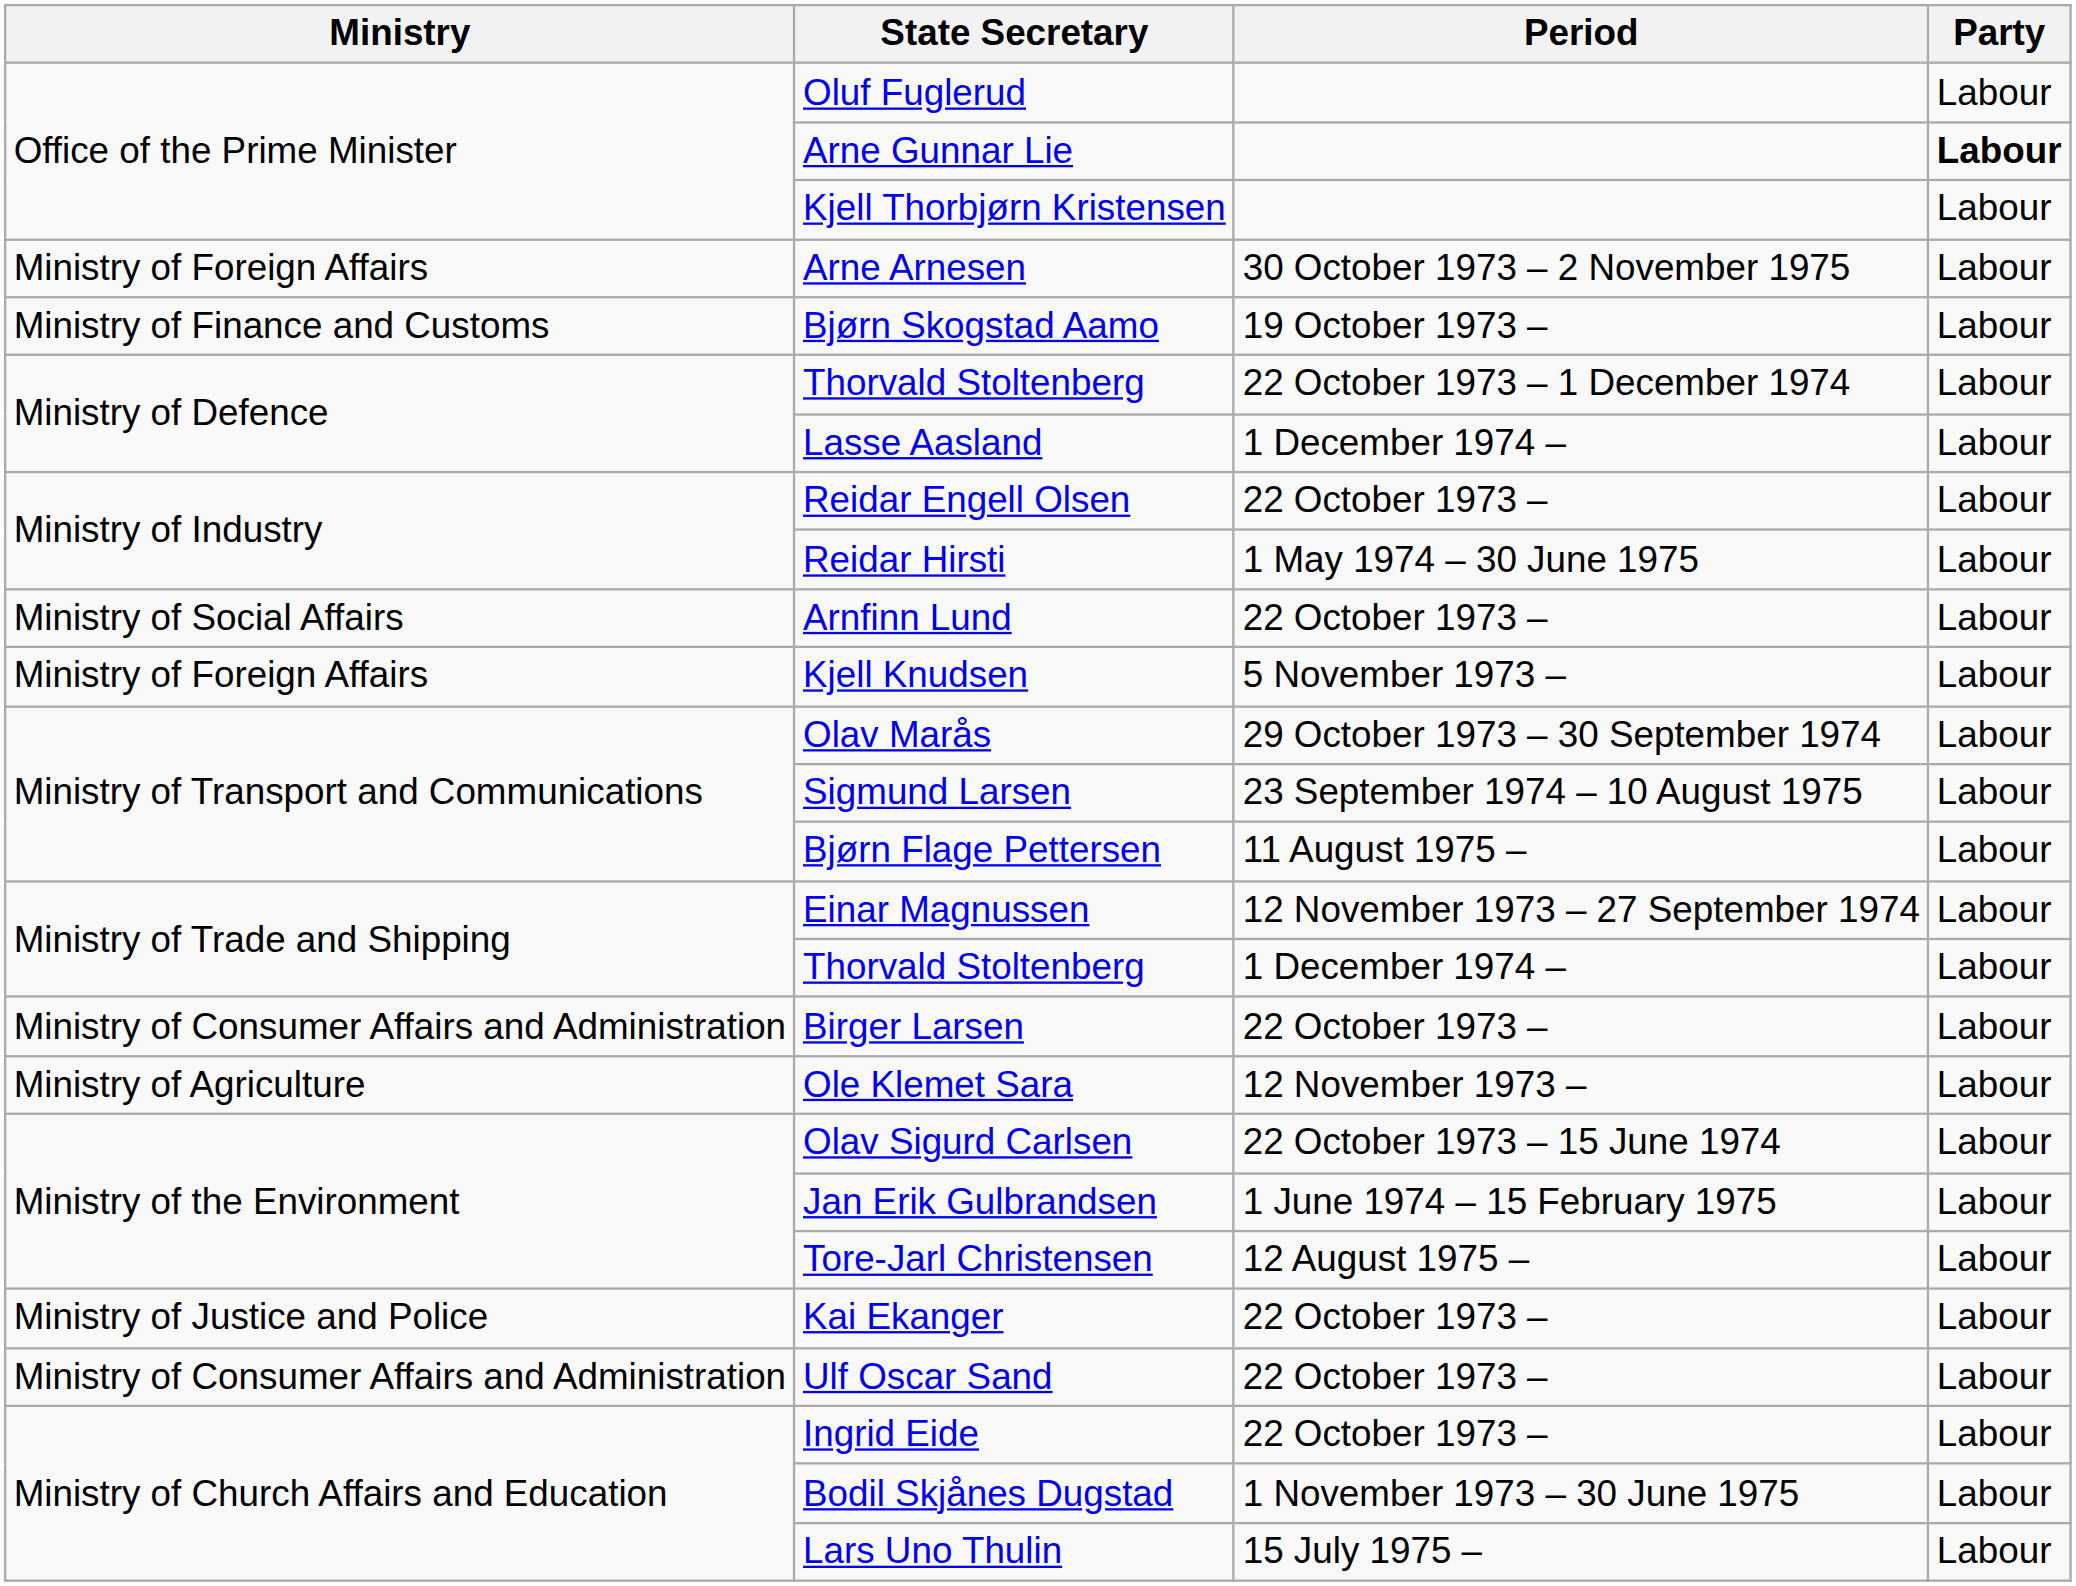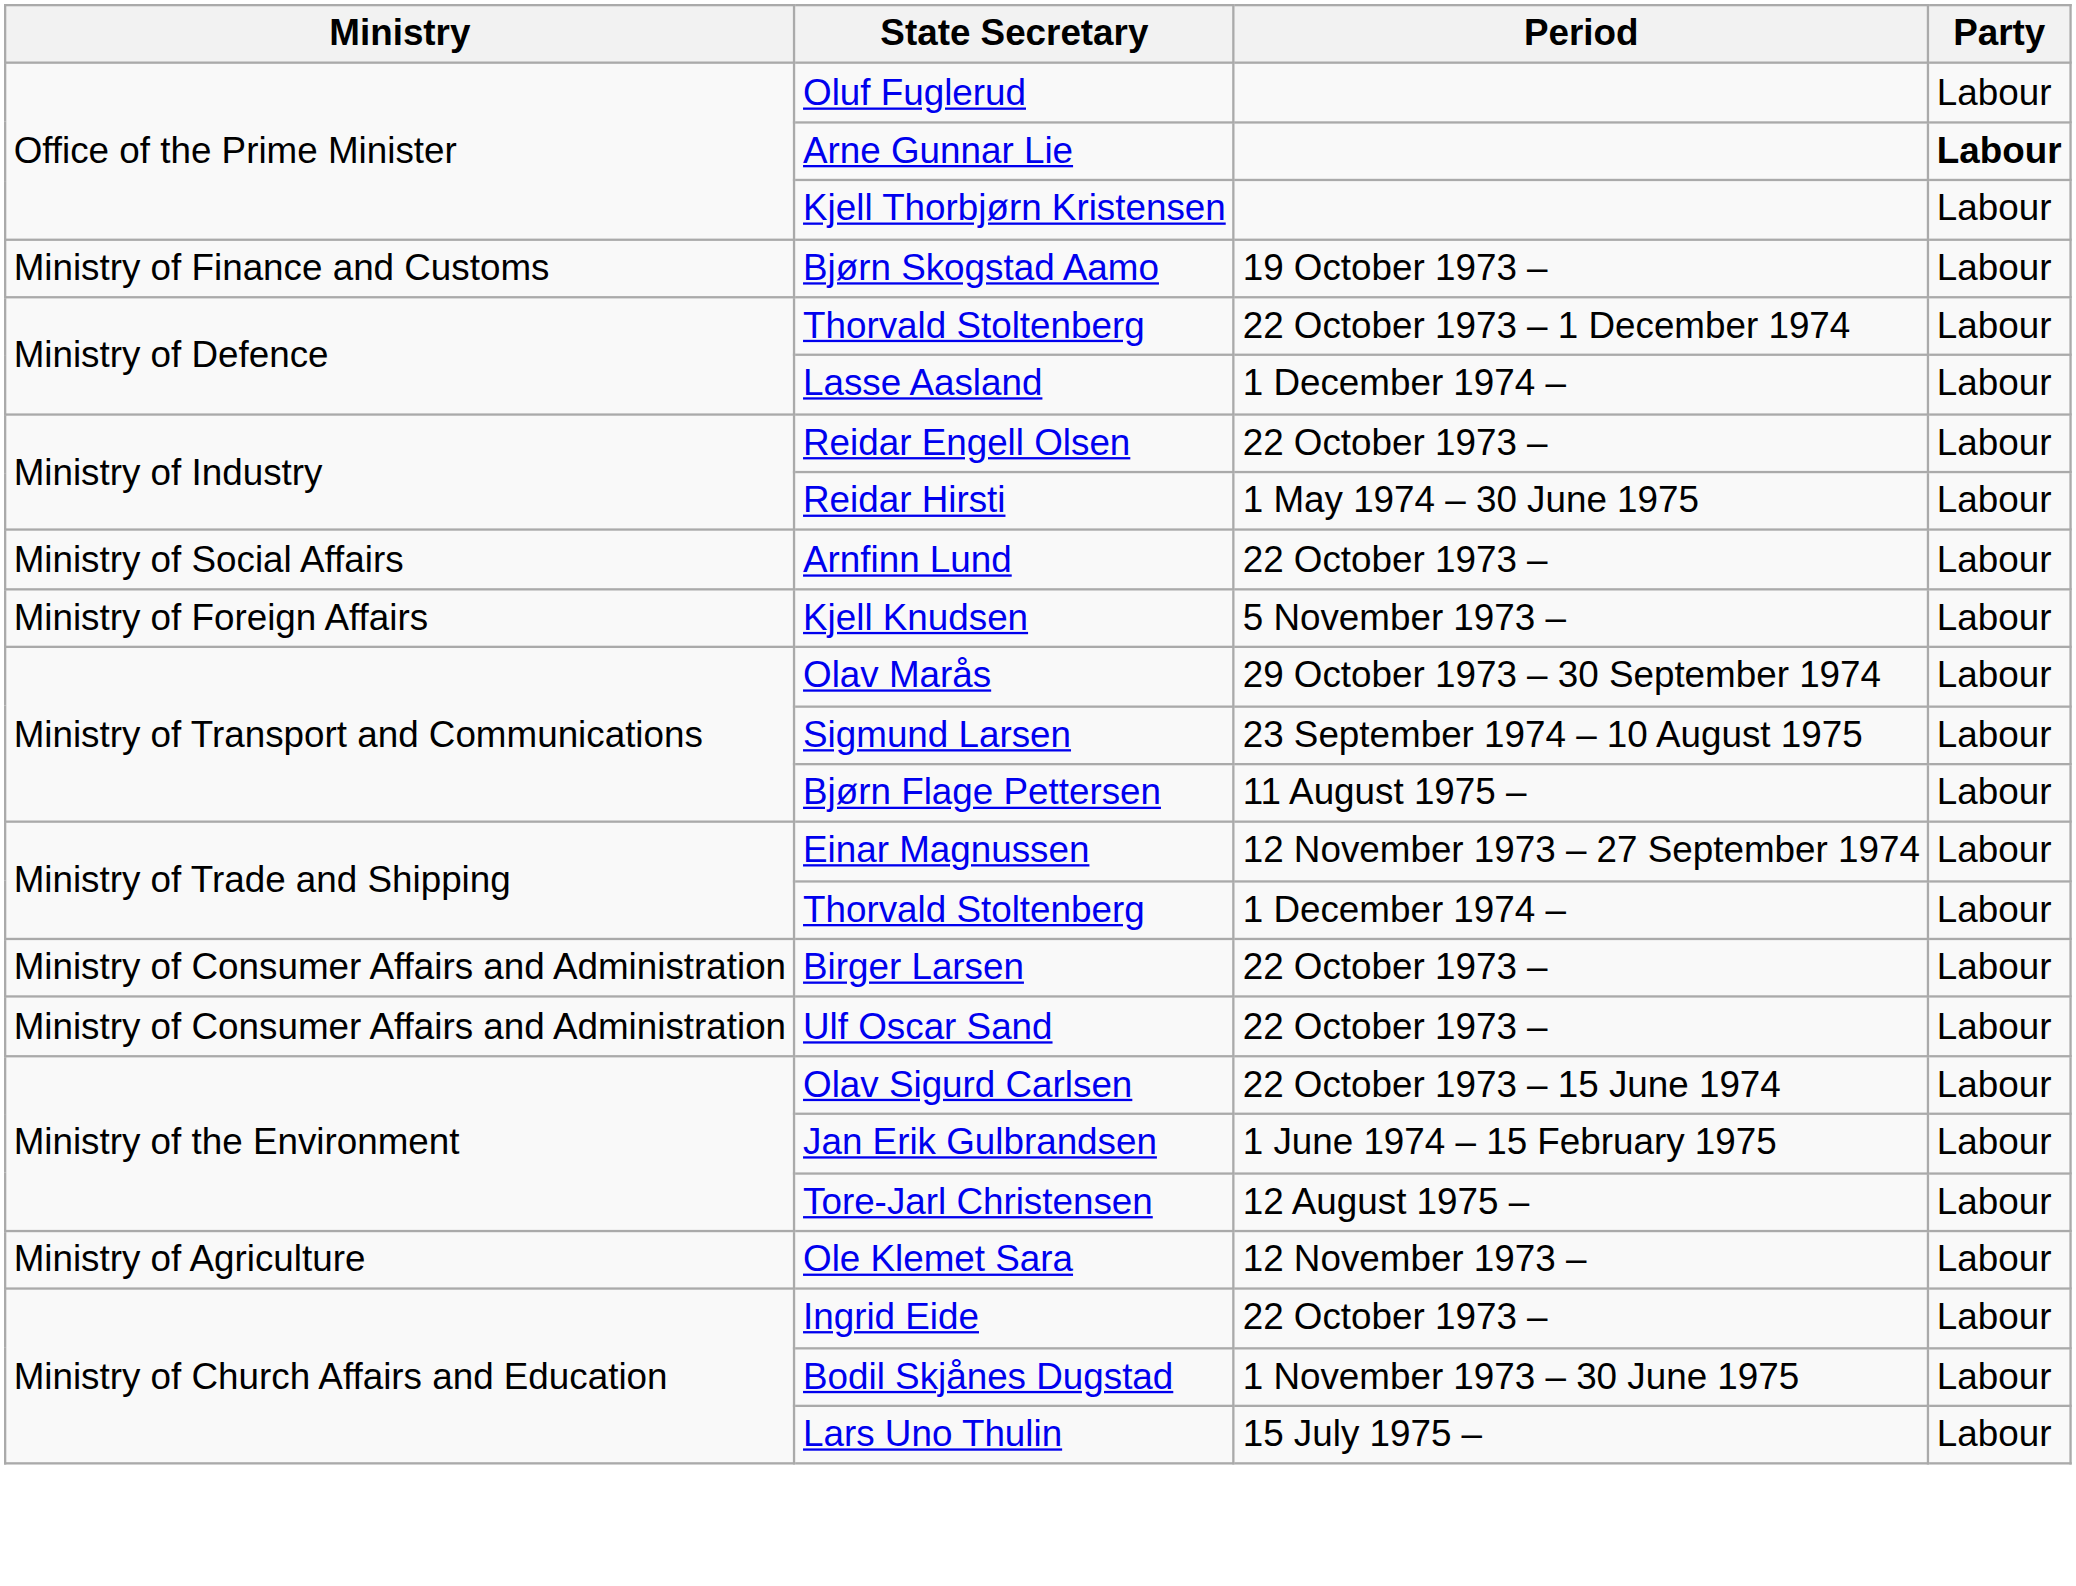- row: (915, 267)
rows swapped: (938, 1084) <-> (928, 1376)
- row: (903, 1317)
